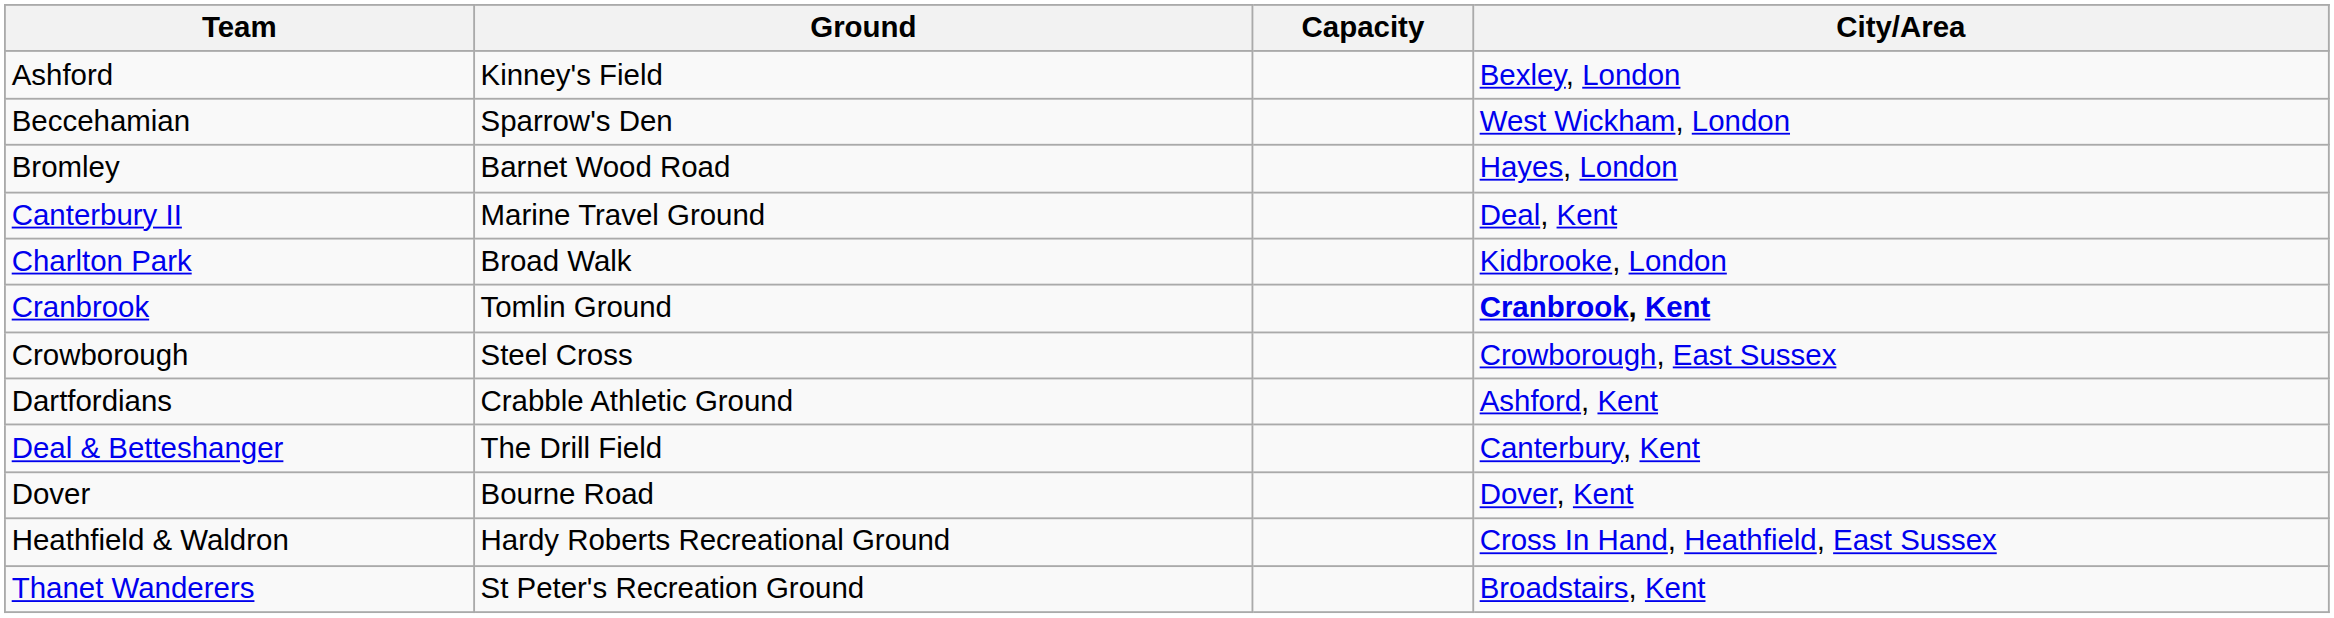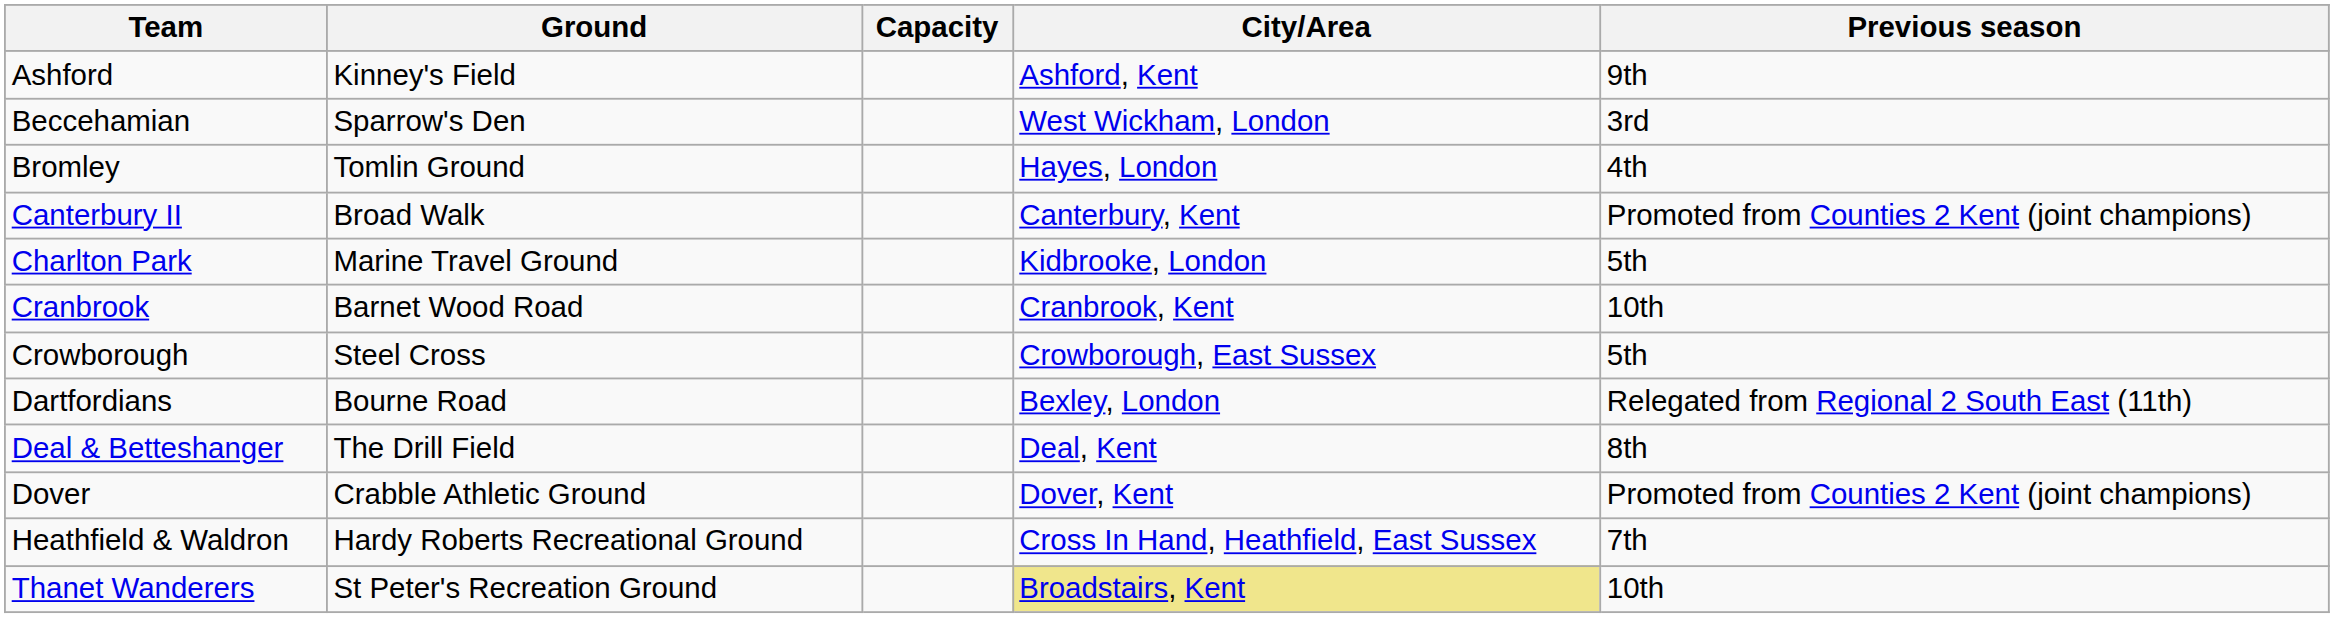+ column: (1964, 27)
(1580, 74) Bexley, London -> (1108, 74) Ashford, Kent
(605, 167) Barnet Wood Road -> (429, 167) Tomlin Ground
(623, 214) Marine Travel Ground -> (409, 214) Broad Walk
(1548, 214) Deal, Kent -> (1129, 214) Canterbury, Kent
(556, 261) Broad Walk -> (476, 261) Marine Travel Ground
(576, 307) Tomlin Ground -> (458, 307) Barnet Wood Road
(1595, 307) bold -> (1126, 307) normal
(637, 401) Crabble Athletic Ground -> (420, 401) Bourne Road
(1569, 401) Ashford, Kent -> (1120, 401) Bexley, London
(1590, 448) Canterbury, Kent -> (1088, 448) Deal, Kent
(567, 494) Bourne Road -> (490, 494) Crabble Athletic Ground
(1593, 588) no background -> (1132, 588) khaki background
